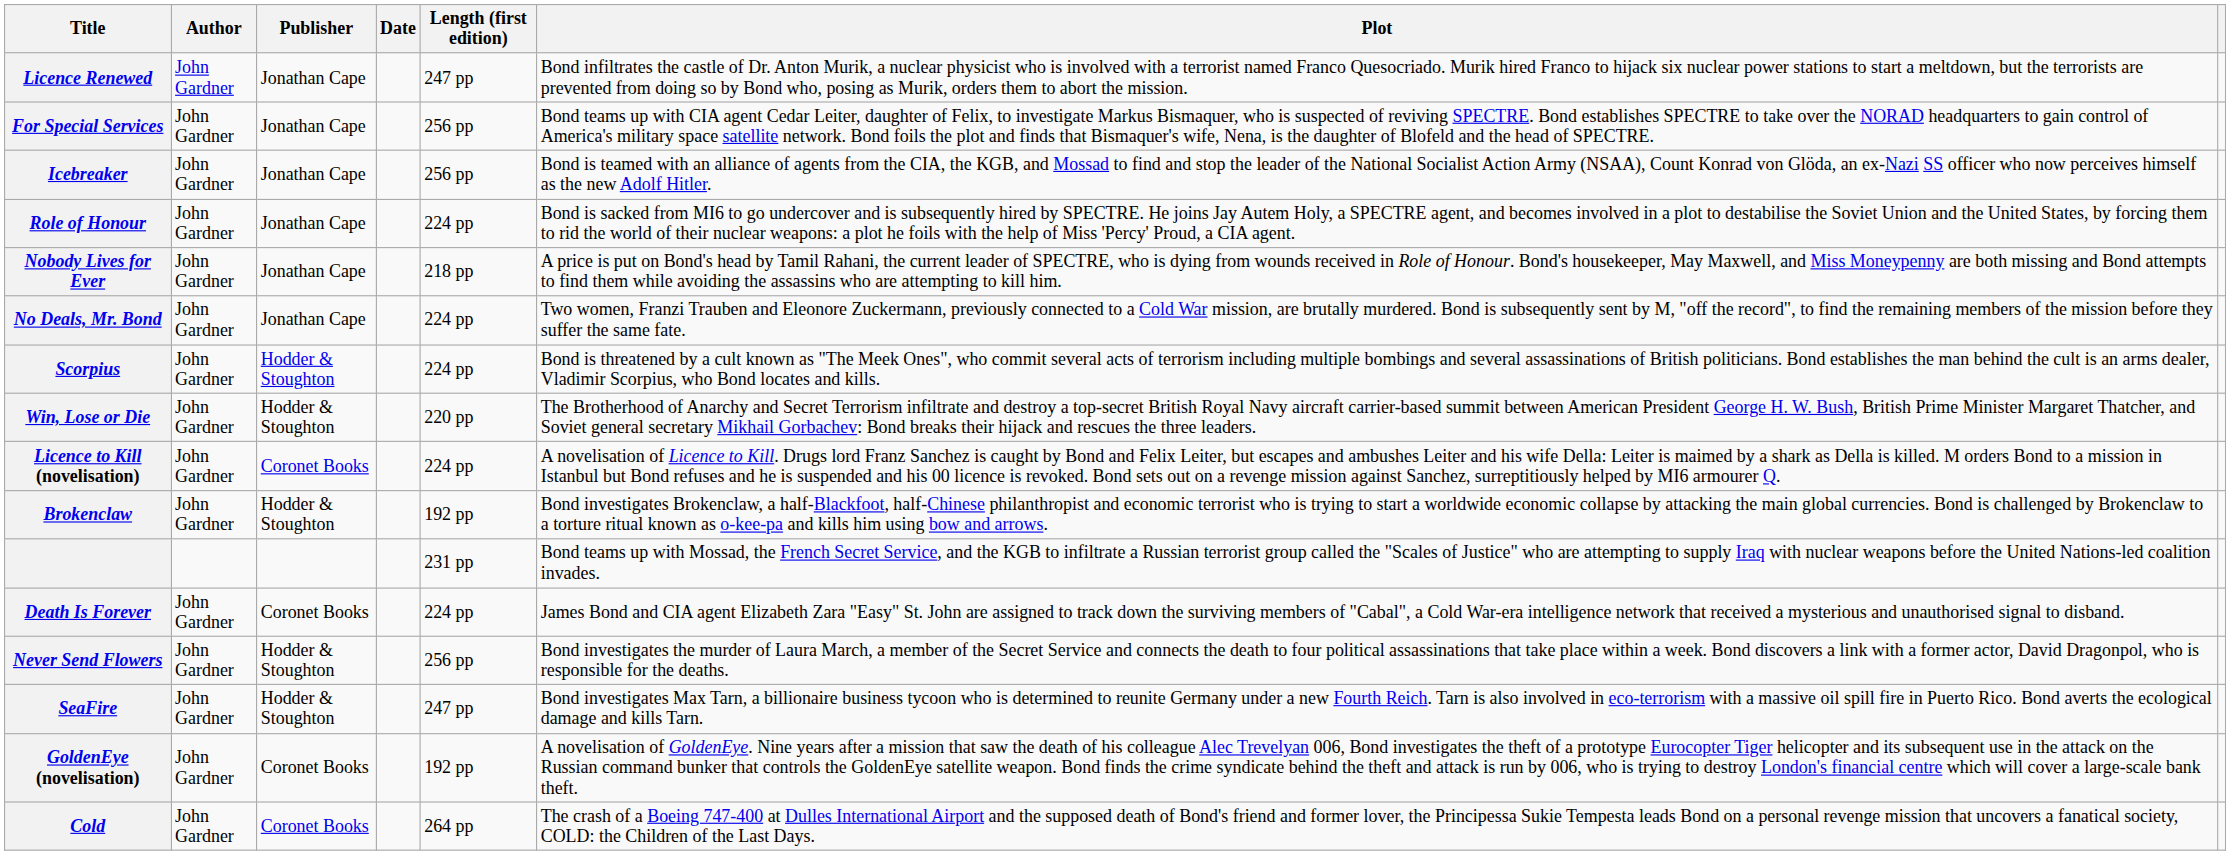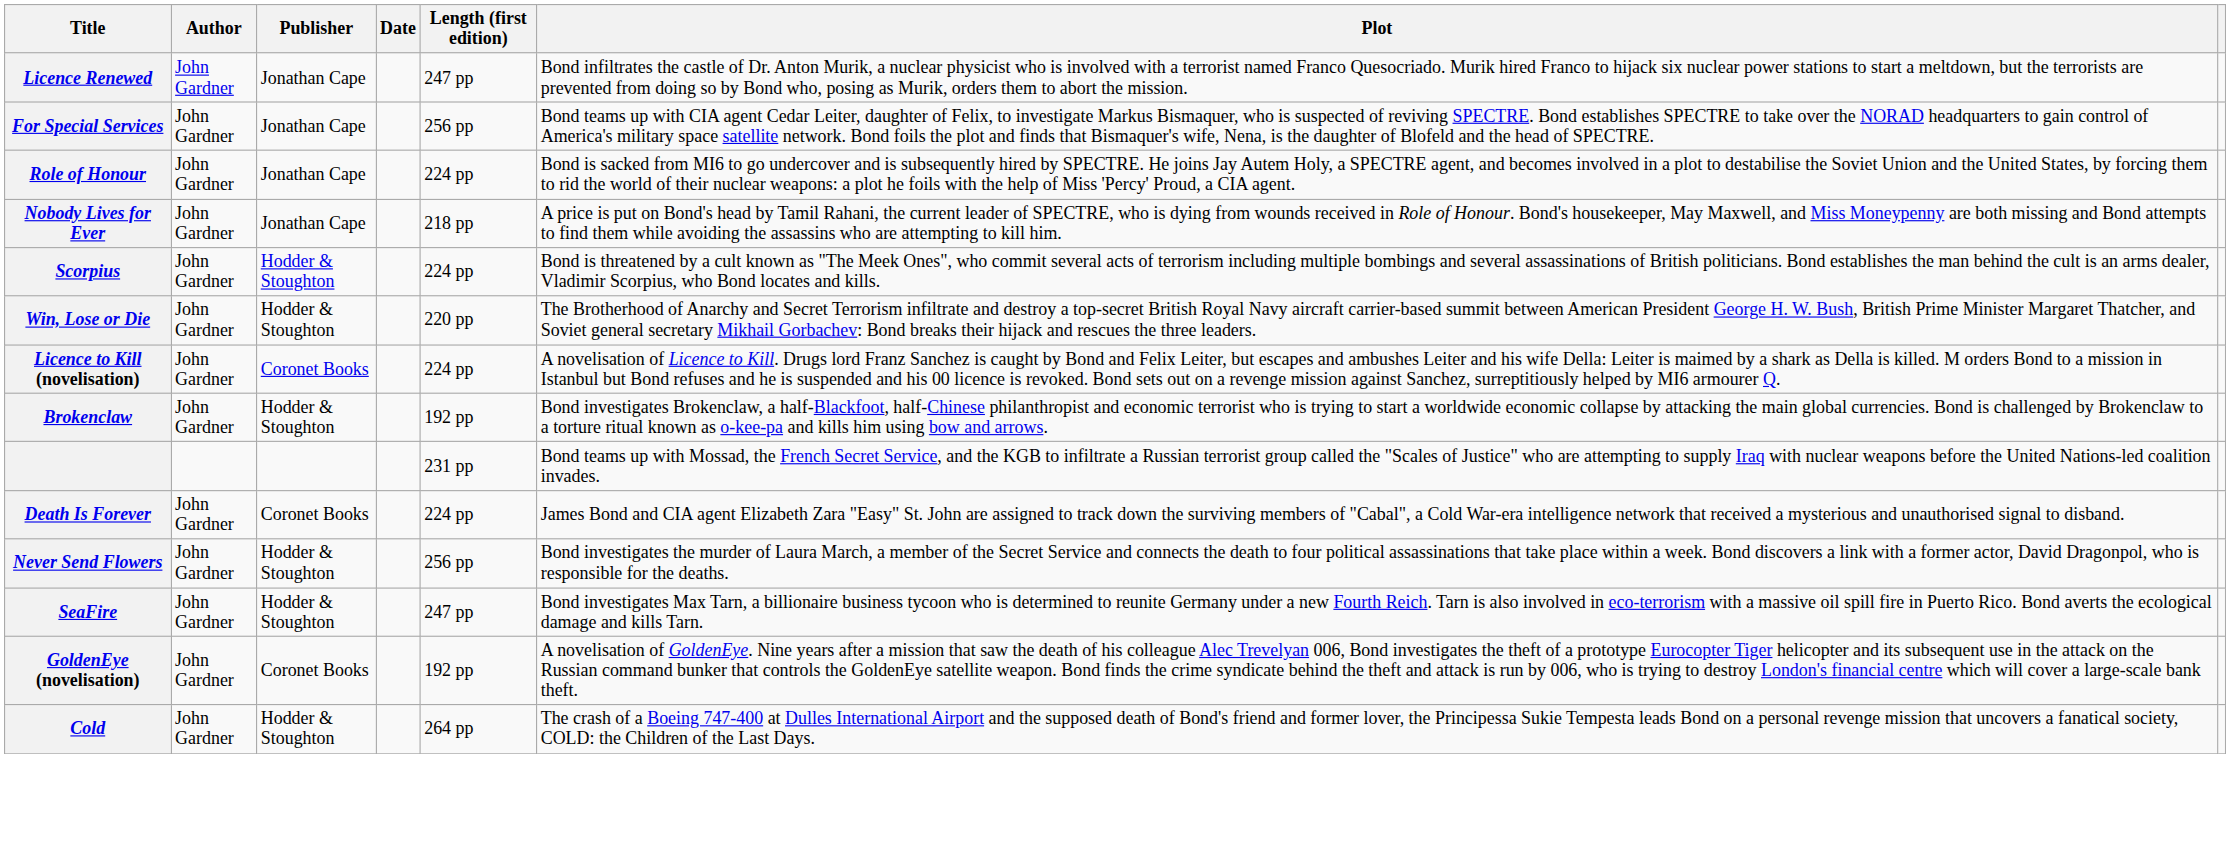- row: (88, 174)
- row: (88, 320)
(315, 826) Coronet Books -> (298, 729) Hodder & Stoughton
